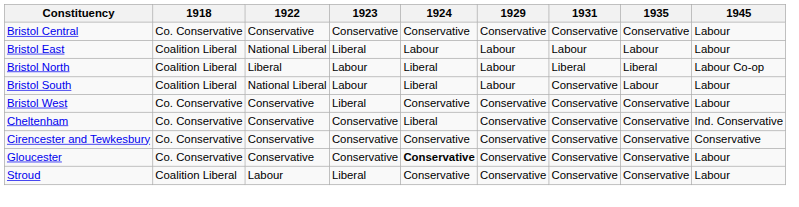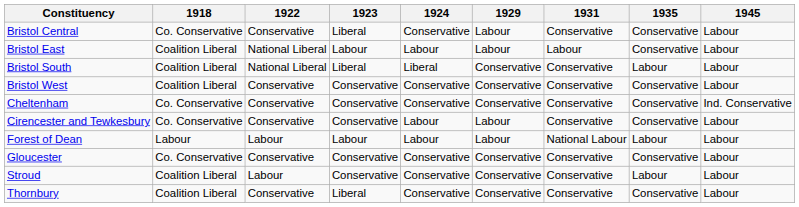(365, 31) Conservative -> (349, 31) Liberal
(513, 31) Conservative -> (493, 31) Labour
(349, 49) Liberal -> (350, 49) Labour
(641, 49) Labour -> (665, 49) Conservative
- row: (38, 67)
(350, 85) Labour -> (349, 67) Liberal
(498, 85) Labour -> (508, 67) Conservative
(199, 103) Co. Conservative -> (196, 85) Coalition Liberal
(349, 103) Liberal -> (365, 85) Conservative
(420, 121) Liberal -> (437, 103) Conservative
(437, 139) Conservative -> (421, 121) Labour
(513, 139) Conservative -> (493, 121) Labour
(728, 139) Conservative -> (721, 121) Labour
+ row: (45, 139)
(439, 157) bold -> (437, 157) normal
(349, 175) Liberal -> (365, 175) Conservative
(656, 175) Conservative -> (650, 175) Labour
+ row: (33, 193)
